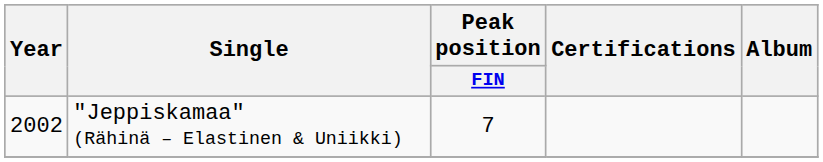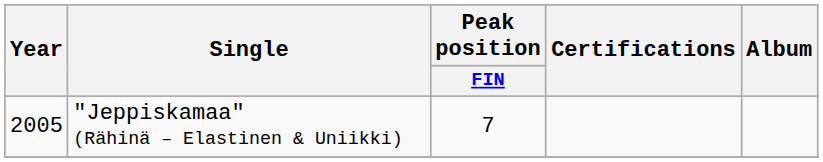(36, 126) 2002 -> (36, 126) 2005
